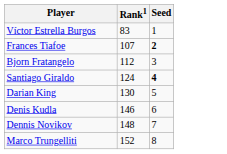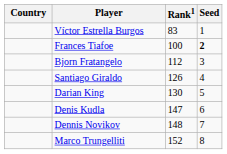+ column: (28, 13)
(127, 46) 107 -> (175, 46) 100
(127, 77) 124 -> (175, 77) 126
(154, 77) bold -> (202, 77) normal
(127, 109) 146 -> (175, 109) 147
